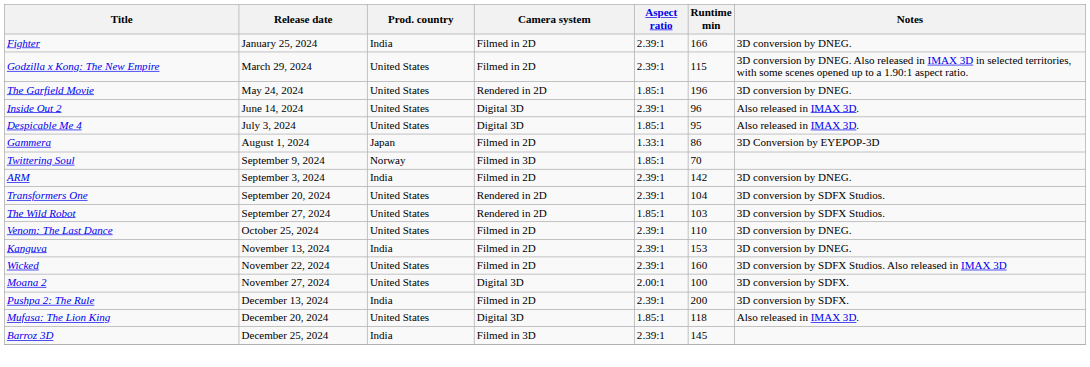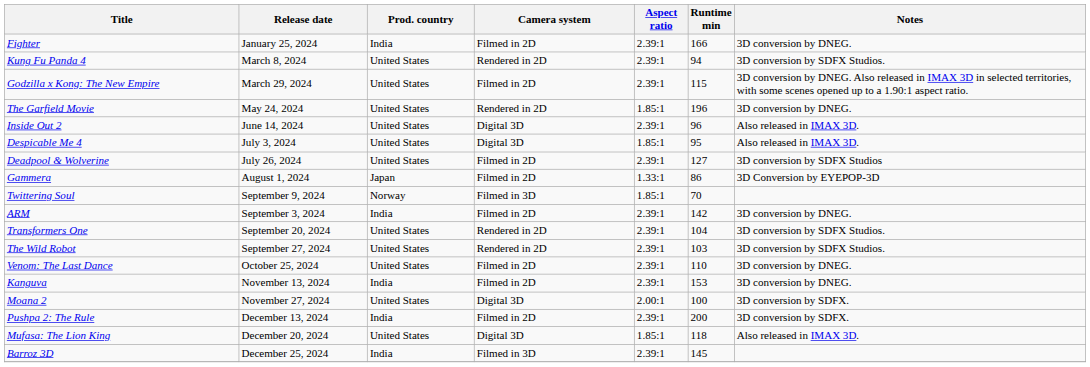+ row: (46, 60)
+ row: (58, 160)
(651, 213) 1.85:1 -> (651, 248) 2.39:1
- row: (23, 265)
